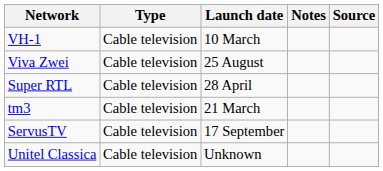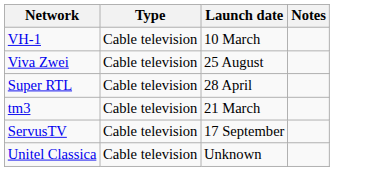- column: (354, 16)
